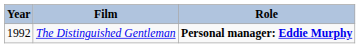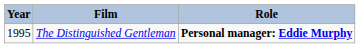(19, 33) 1992 -> (19, 33) 1995
